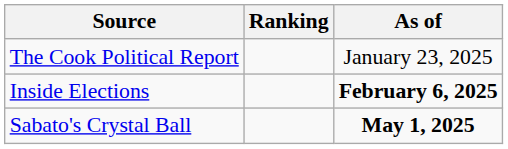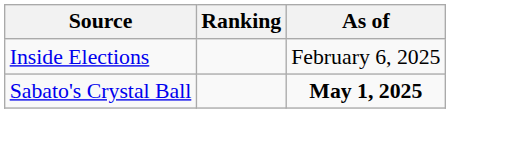- row: (124, 56)
(418, 90) bold -> (366, 56) normal
